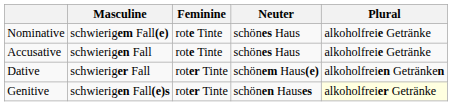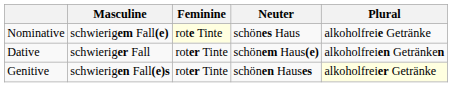(199, 33) no background -> (199, 33) lightyellow background
- row: (34, 52)
